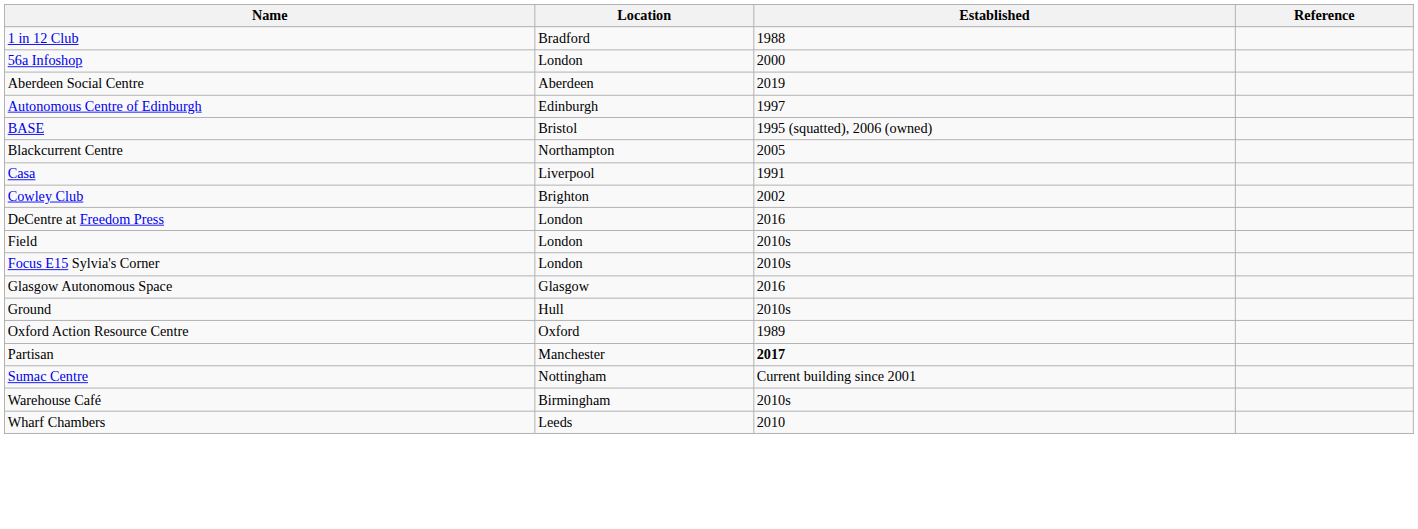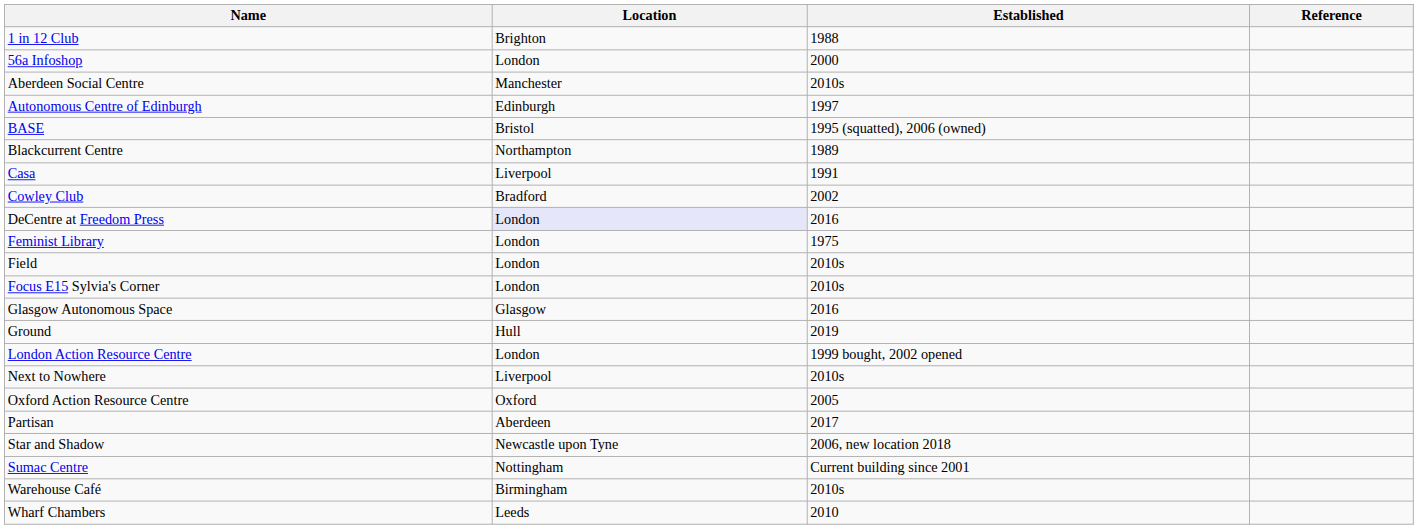(564, 38) Bradford -> (521, 38) Brighton
(566, 83) Aberdeen -> (529, 83) Manchester
(771, 83) 2019 -> (827, 83) 2010s
(771, 151) 2005 -> (824, 151) 1989
(564, 196) Brighton -> (521, 196) Bradford
(561, 219) no background -> (517, 219) lavender background
+ row: (56, 241)
(774, 309) 2010s -> (824, 331) 2019
+ row: (100, 354)
+ row: (57, 377)
(771, 331) 1989 -> (824, 399) 2005
(572, 354) Manchester -> (523, 422) Aberdeen
(771, 354) bold -> (824, 422) normal
+ row: (56, 444)
